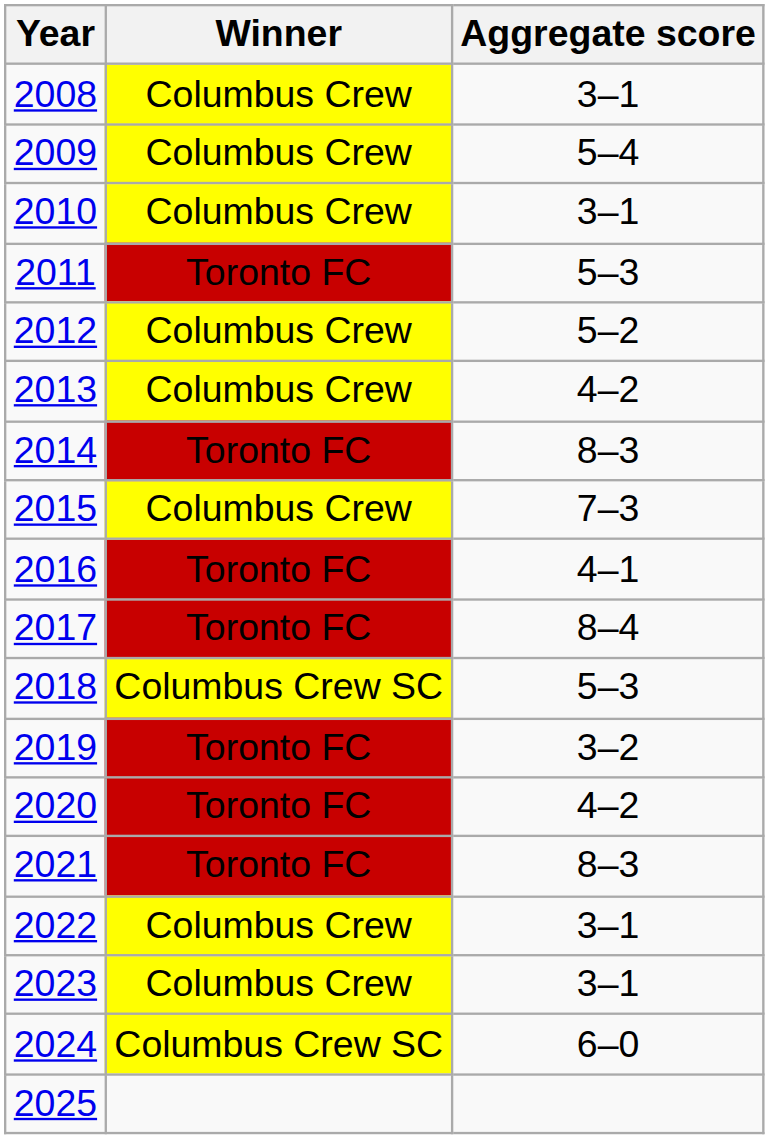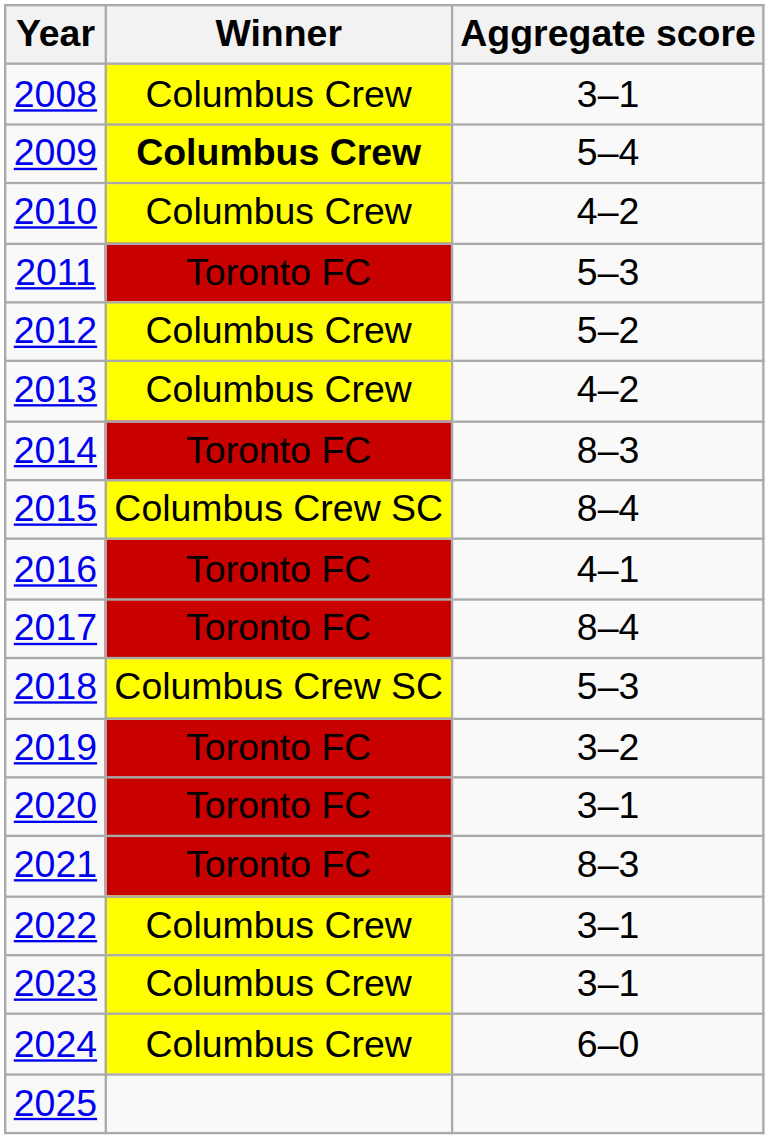(279, 152) normal -> (279, 152) bold
(608, 212) 3–1 -> (608, 212) 4–2
(279, 509) Columbus Crew -> (279, 509) Columbus Crew SC
(608, 509) 7–3 -> (608, 509) 8–4
(608, 806) 4–2 -> (608, 806) 3–1
(279, 1043) Columbus Crew SC -> (279, 1043) Columbus Crew
